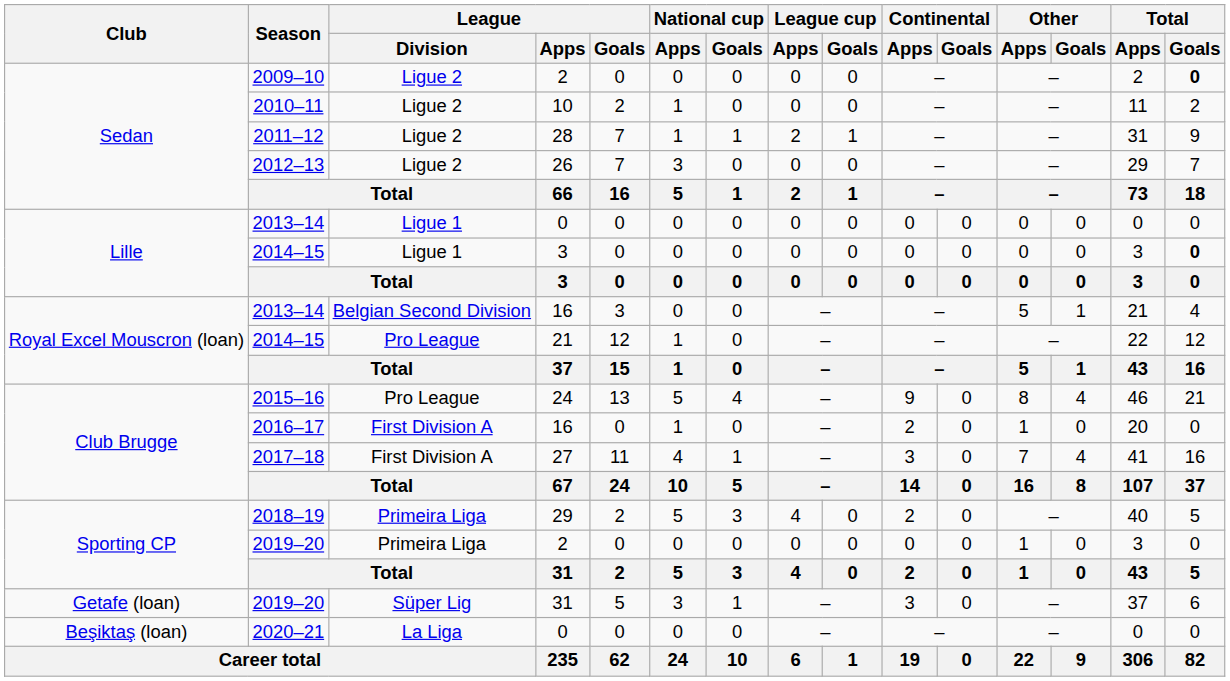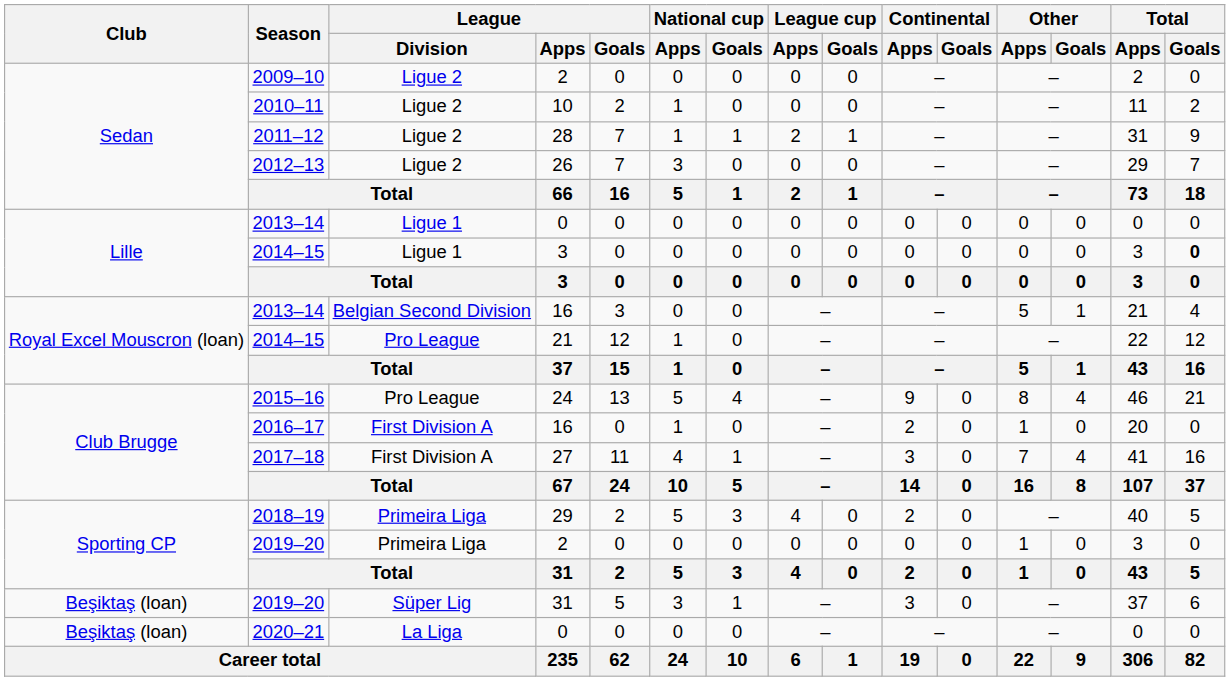(1195, 77) bold -> (1195, 77) normal
(126, 602) Getafe (loan) -> (126, 602) Beşiktaş (loan)
